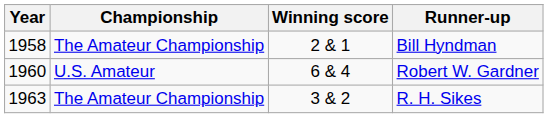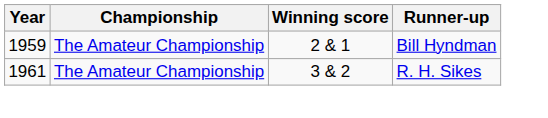(27, 44) 1958 -> (27, 44) 1959
- row: (468, 71)
(27, 98) 1963 -> (27, 71) 1961
